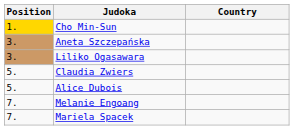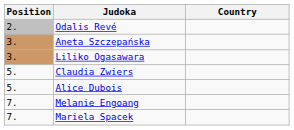- row: (86, 27)
+ row: (86, 27)
